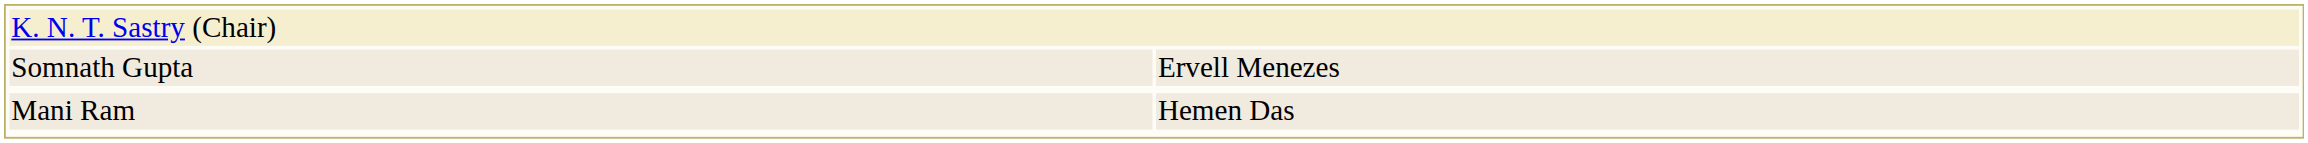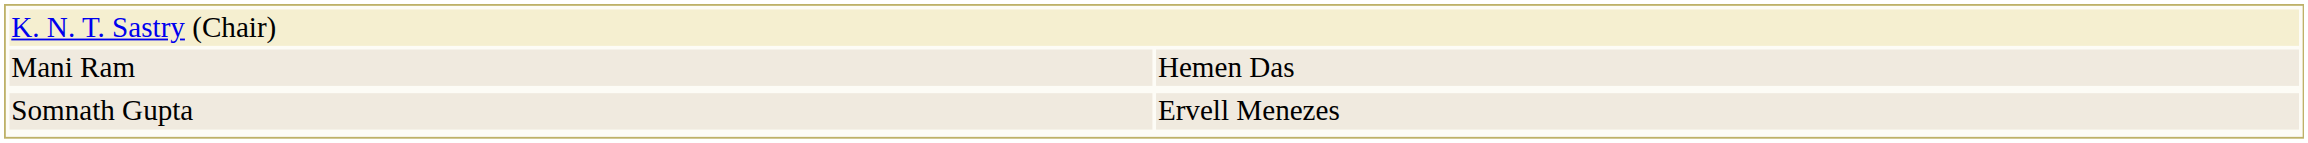rows swapped: (73, 110) <-> (102, 67)
